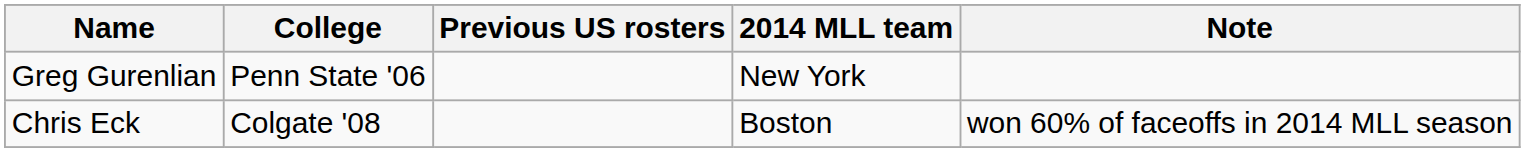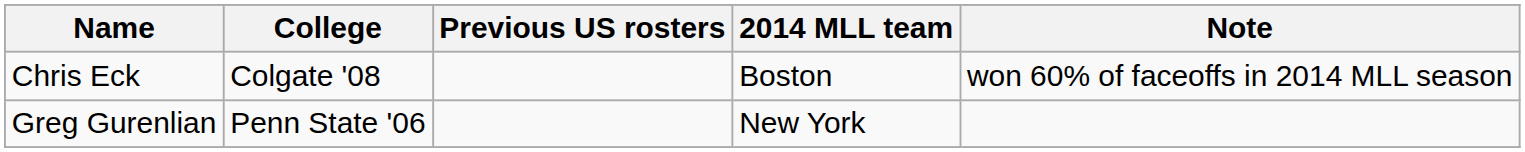rows swapped: (76, 123) <-> (114, 75)
